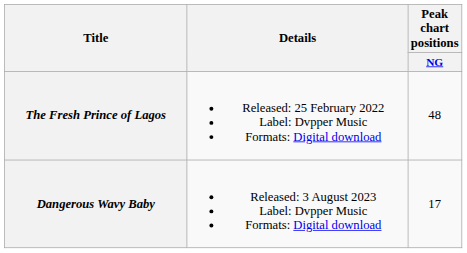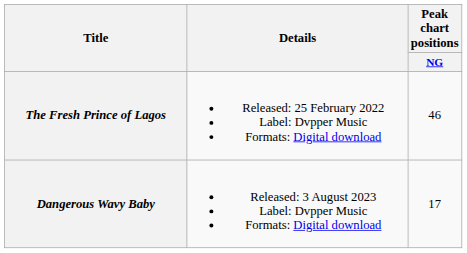(435, 115) 48 -> (435, 115) 46
